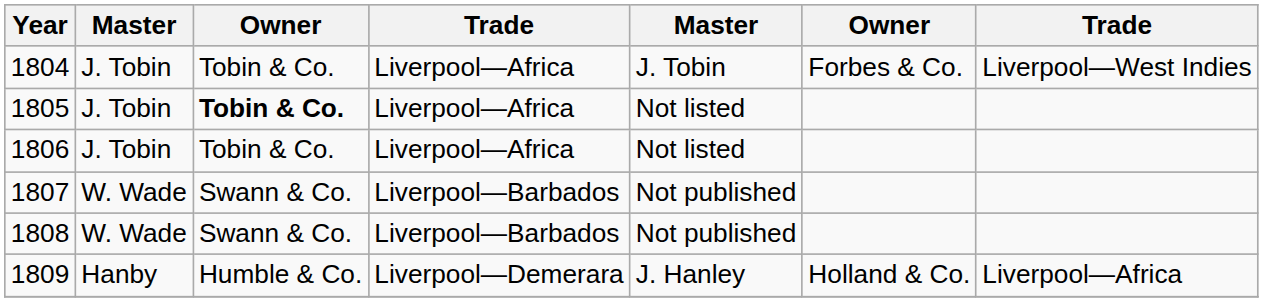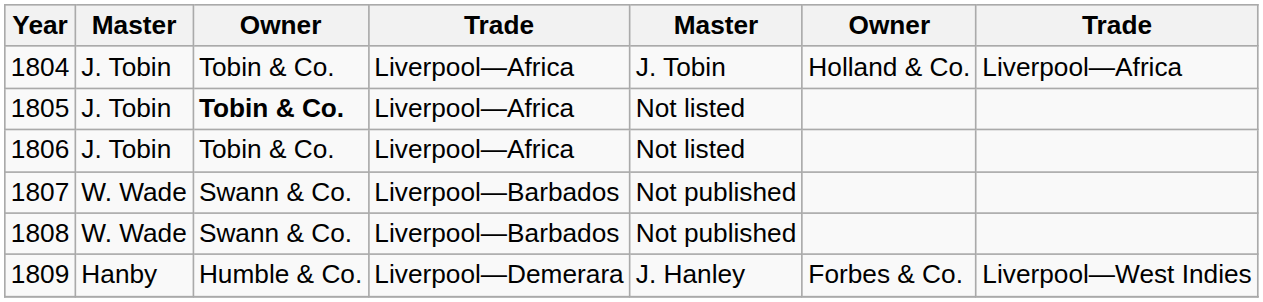(886, 66) Forbes & Co. -> (889, 66) Holland & Co.
(1117, 66) Liverpool—West Indies -> (1082, 66) Liverpool—Africa
(889, 274) Holland & Co. -> (886, 274) Forbes & Co.
(1082, 274) Liverpool—Africa -> (1117, 274) Liverpool—West Indies
